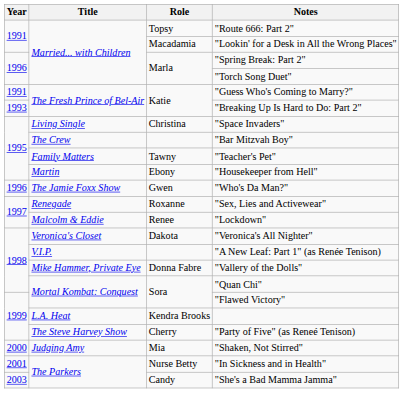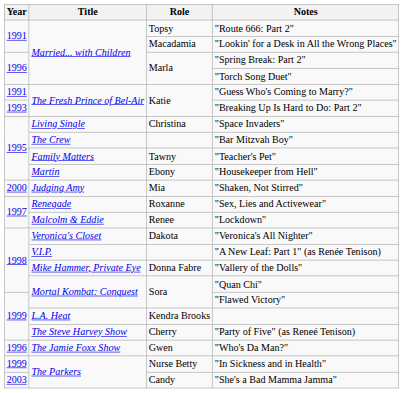rows swapped: (251, 188) <-> (259, 348)
(17, 364) 2001 -> (17, 364) 1999
